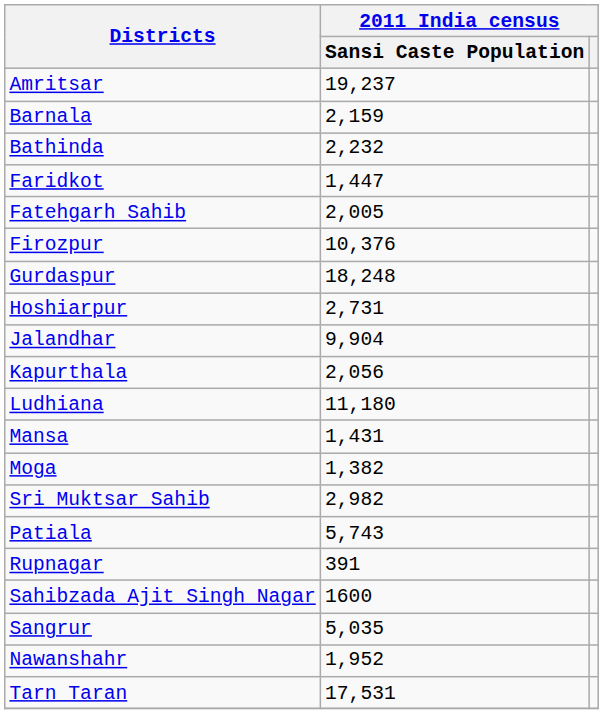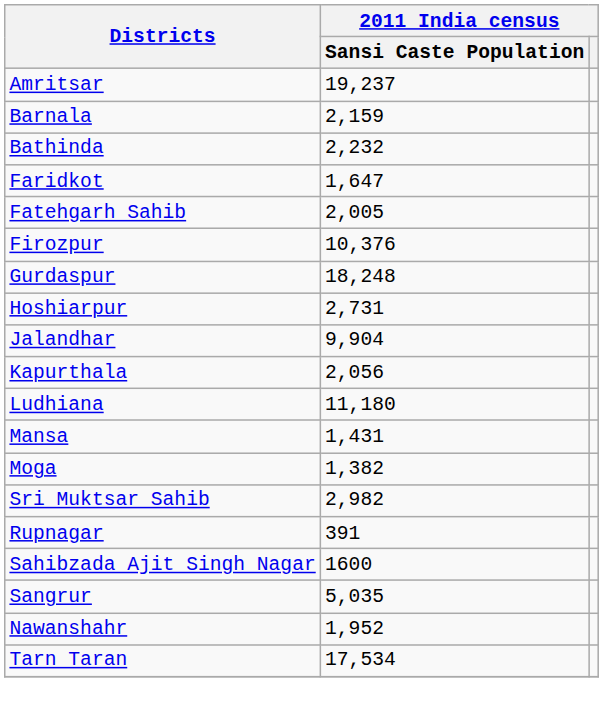(355, 181) 1,447 -> (355, 181) 1,647
- row: (51, 533)
(360, 693) 17,531 -> (360, 661) 17,534
